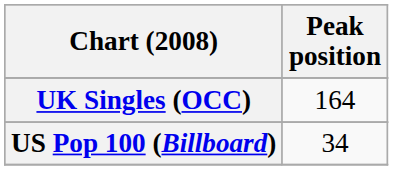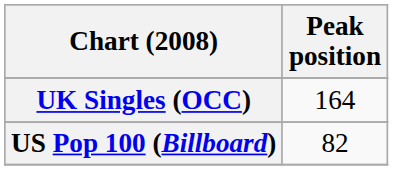(335, 142) 34 -> (335, 142) 82
